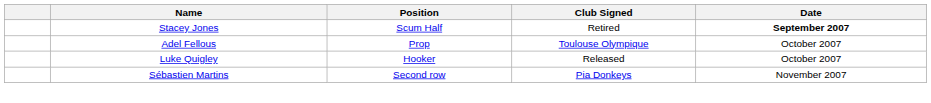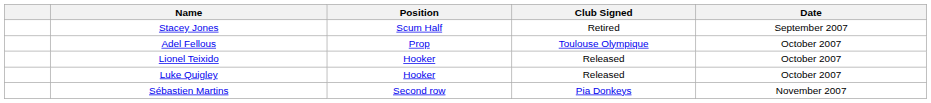(811, 27) bold -> (811, 27) normal
+ row: (189, 59)
